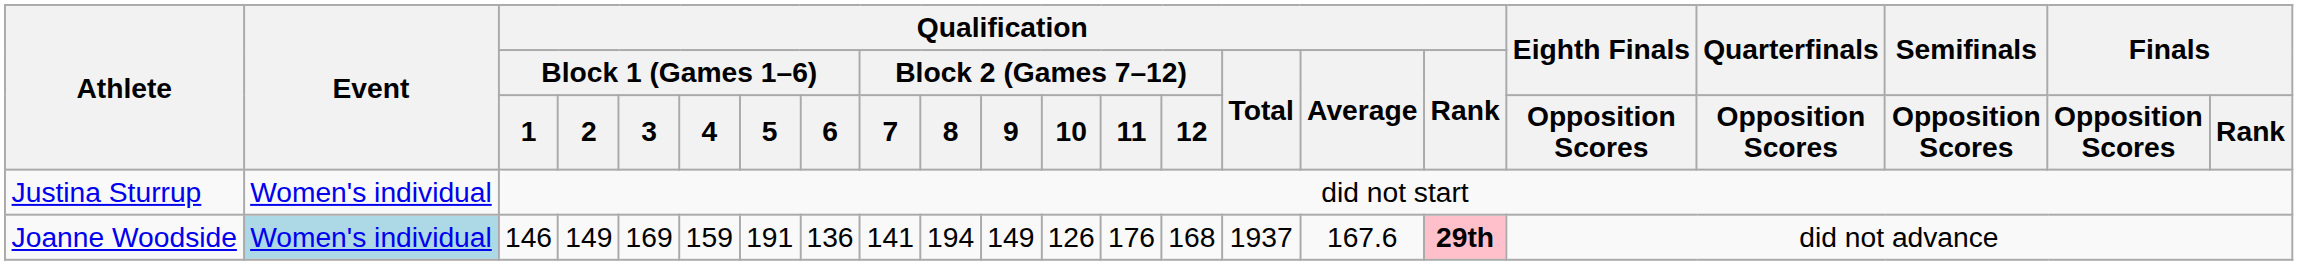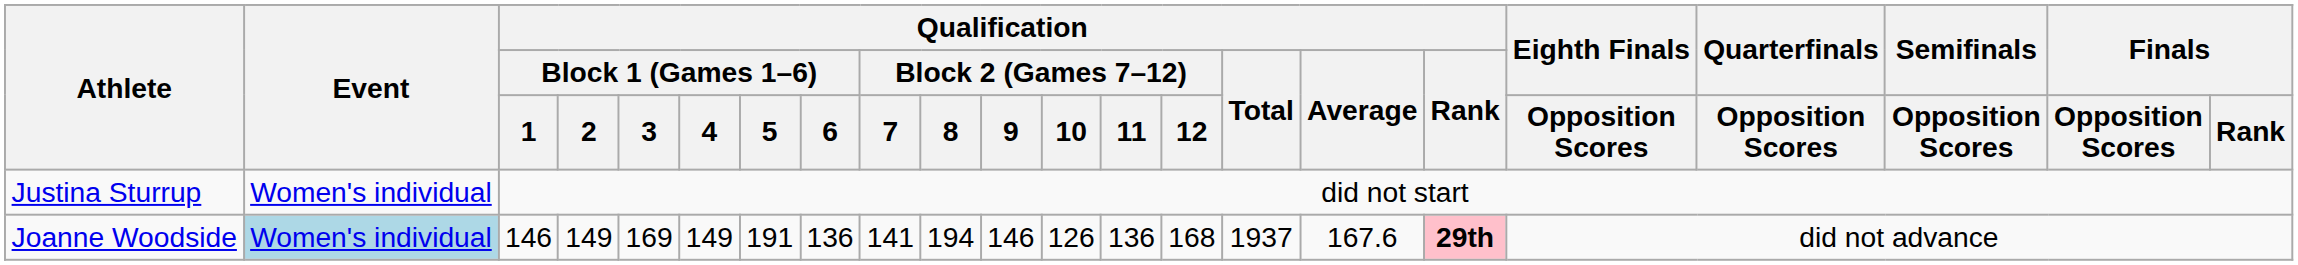(709, 237) 159 -> (709, 237) 149
(1011, 237) 149 -> (1011, 237) 146
(1132, 237) 176 -> (1132, 237) 136
